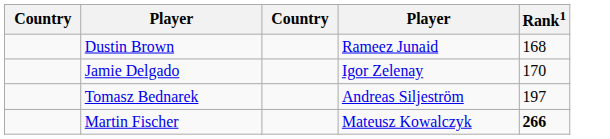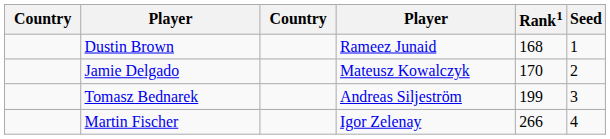+ column: (586, 19)
(383, 71) Igor Zelenay -> (405, 71) Mateusz Kowalczyk
(534, 96) 197 -> (531, 96) 199
(407, 121) Mateusz Kowalczyk -> (381, 121) Igor Zelenay
(534, 121) bold -> (531, 121) normal
